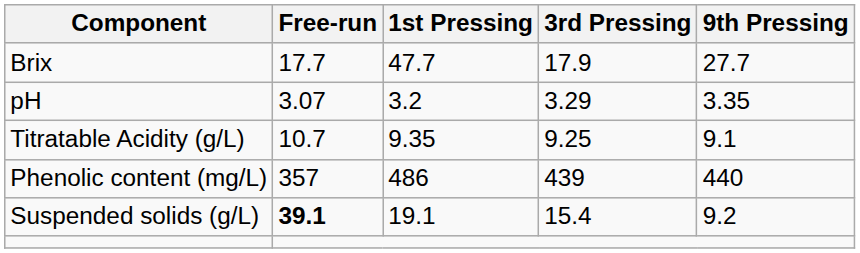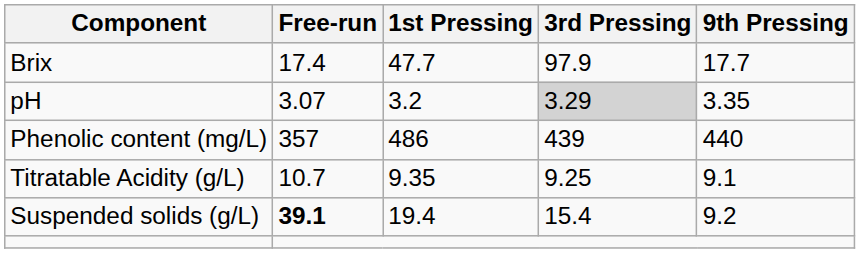(302, 62) 17.7 -> (302, 62) 17.4
(568, 62) 17.9 -> (568, 62) 97.9
(726, 62) 27.7 -> (726, 62) 17.7
(568, 100) no background -> (568, 100) lightgrey background
rows swapped: (128, 139) <-> (139, 178)
(412, 216) 19.1 -> (412, 216) 19.4
